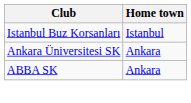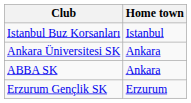+ row: (57, 88)
